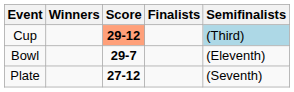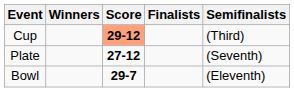(225, 35) lightblue background -> (225, 35) no background
rows swapped: (25, 76) <-> (25, 55)
